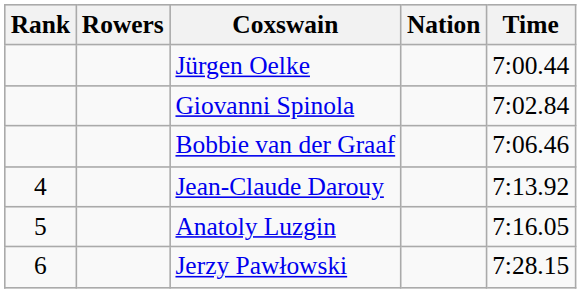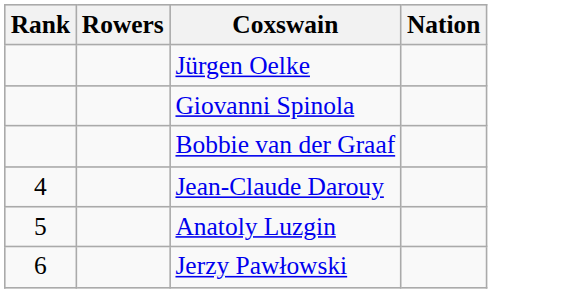- column: (531, 24)
